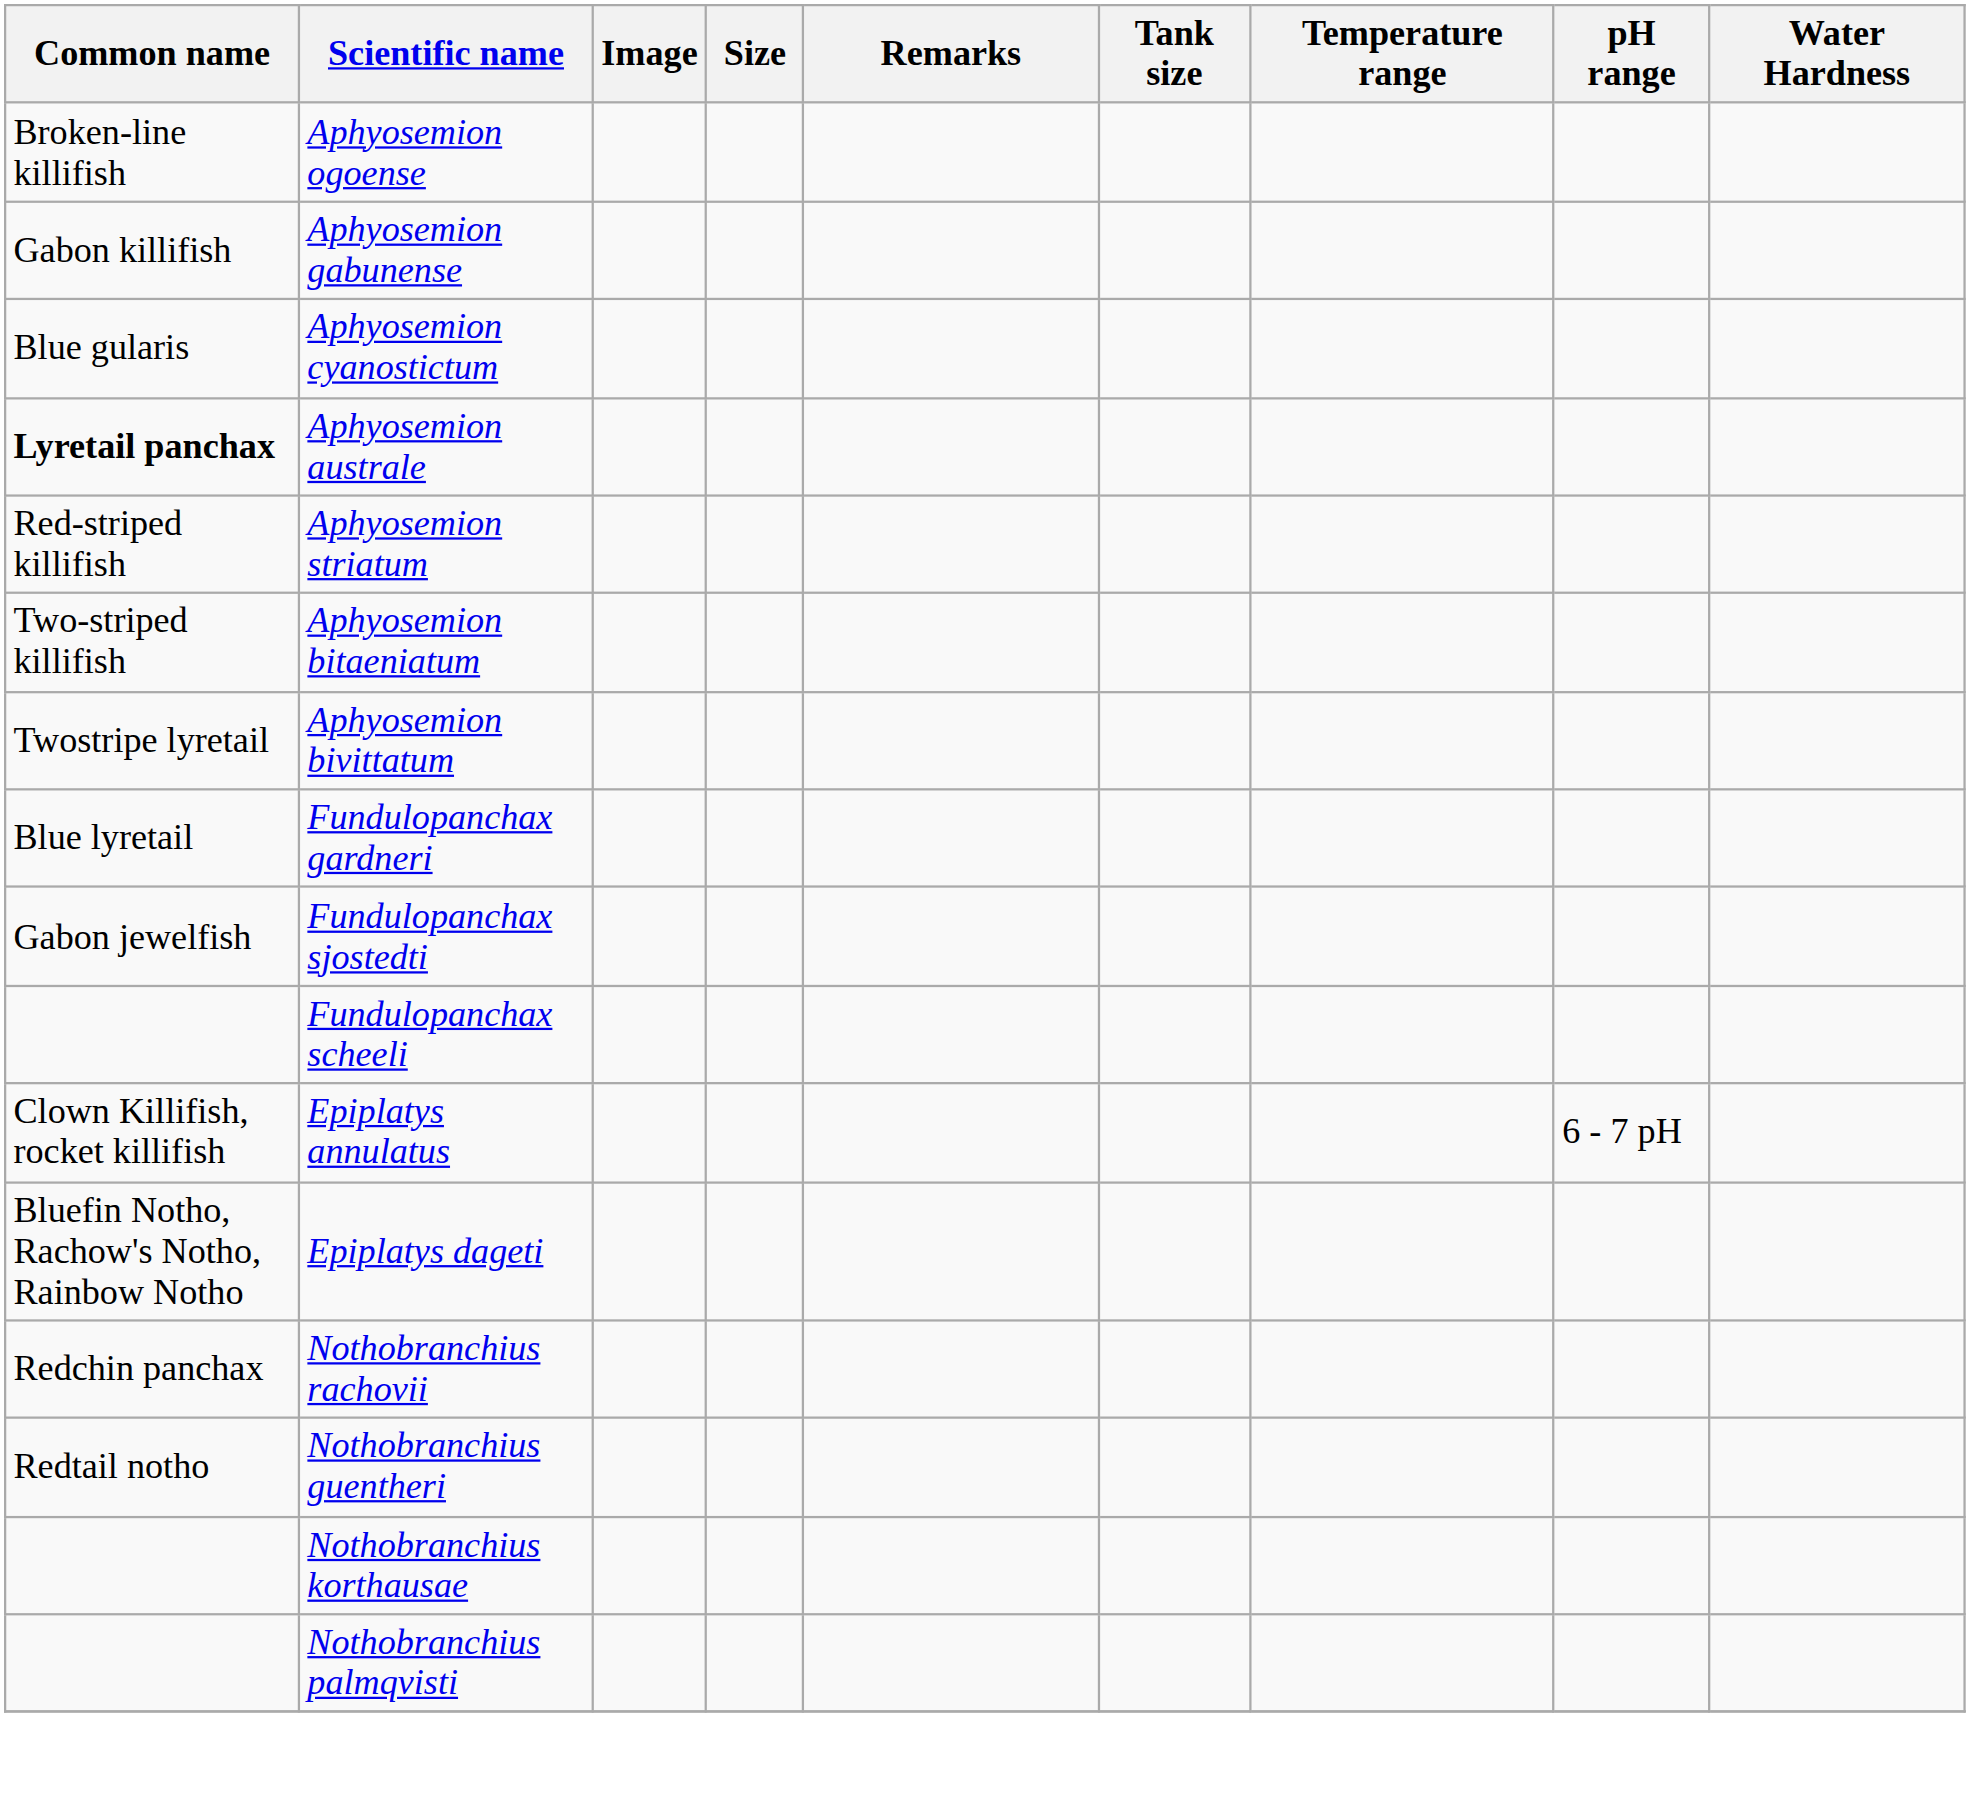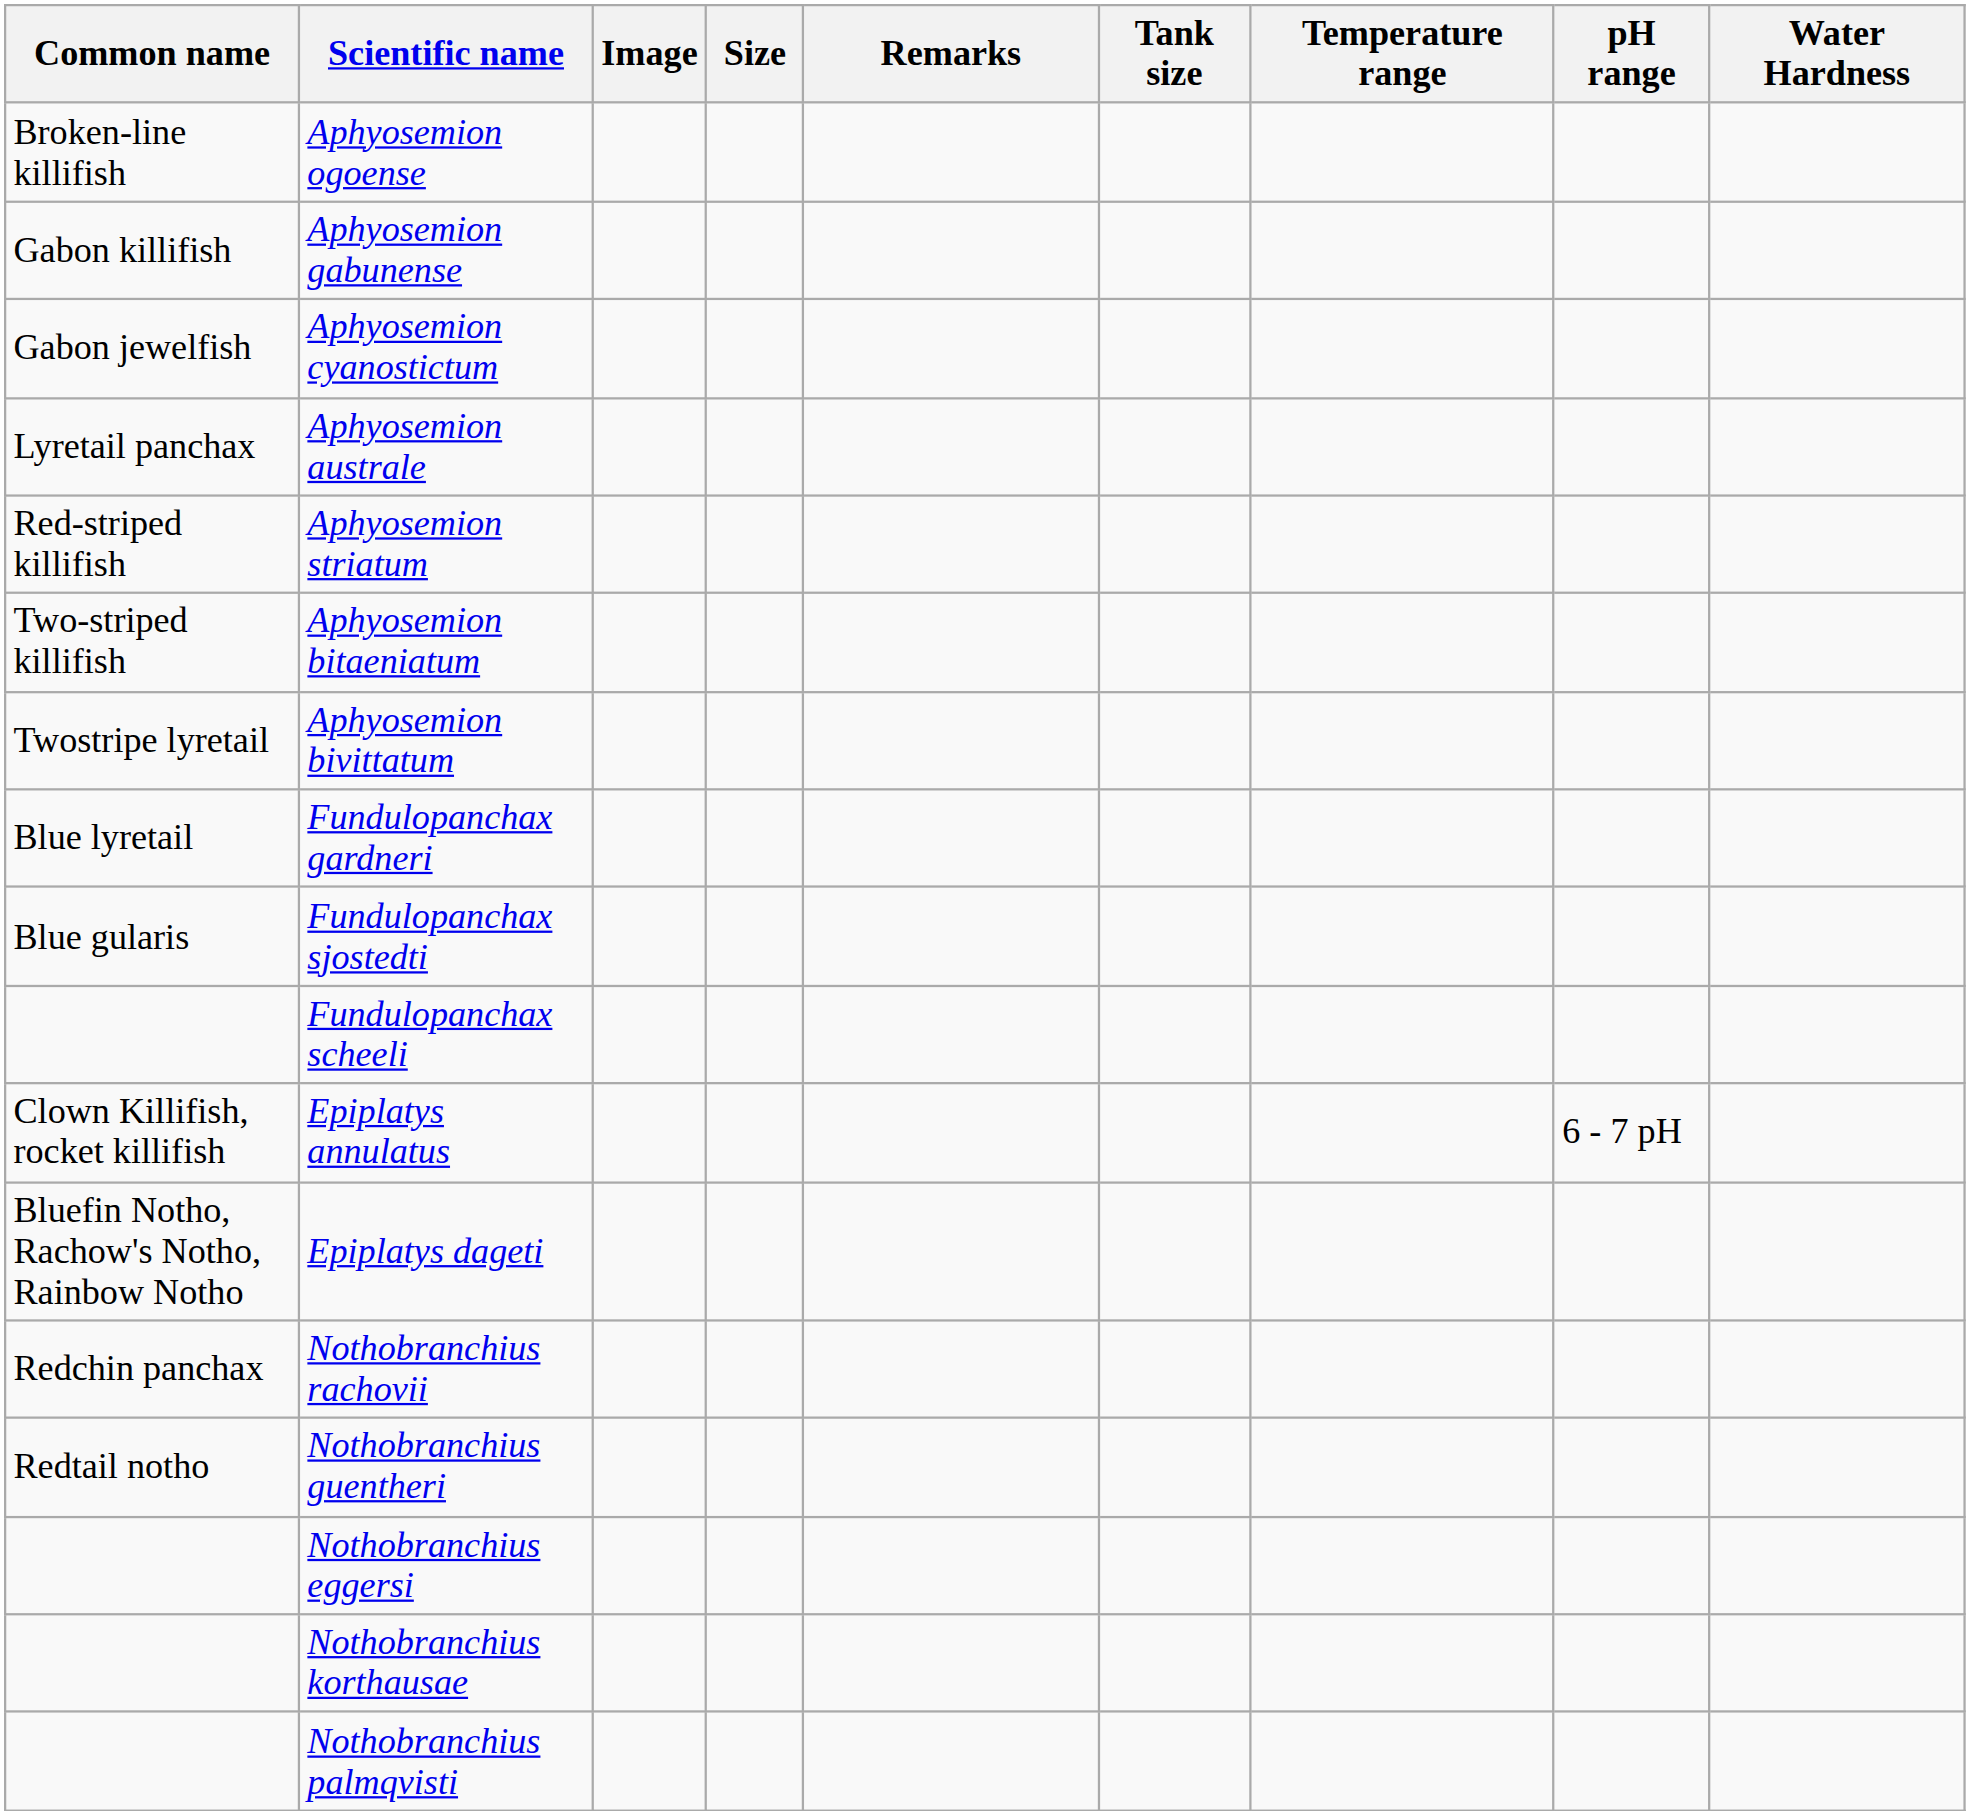(101, 347) Blue gularis -> (132, 347) Gabon jewelfish
(144, 445) bold -> (134, 445) normal
(132, 935) Gabon jewelfish -> (101, 935) Blue gularis
+ row: (424, 1564)
